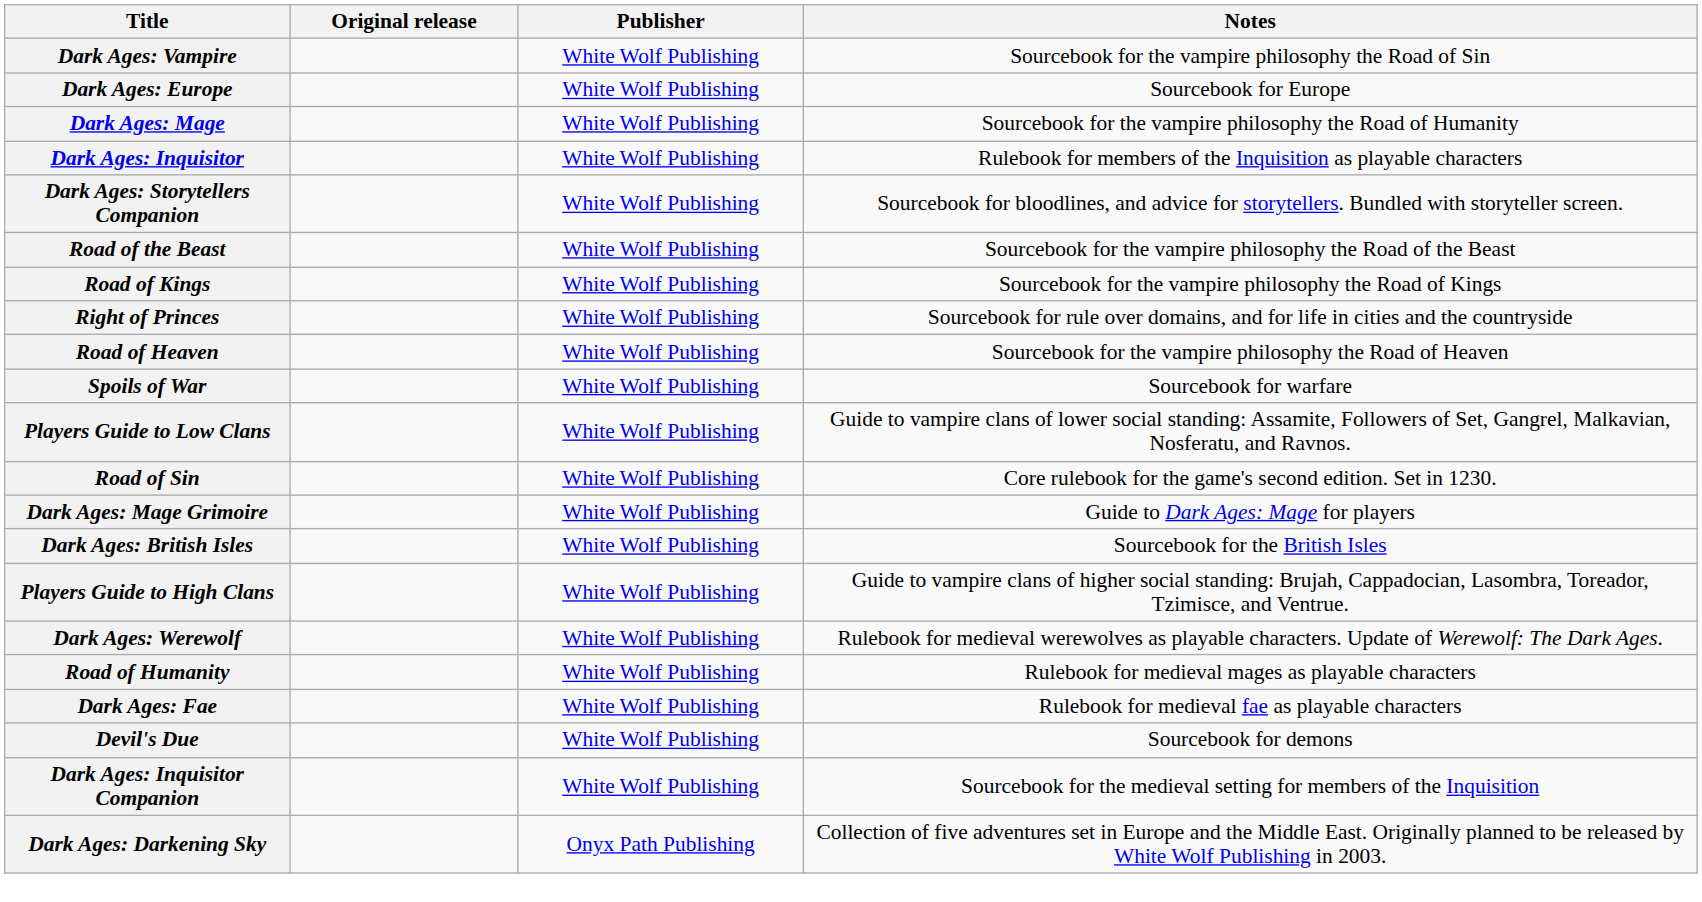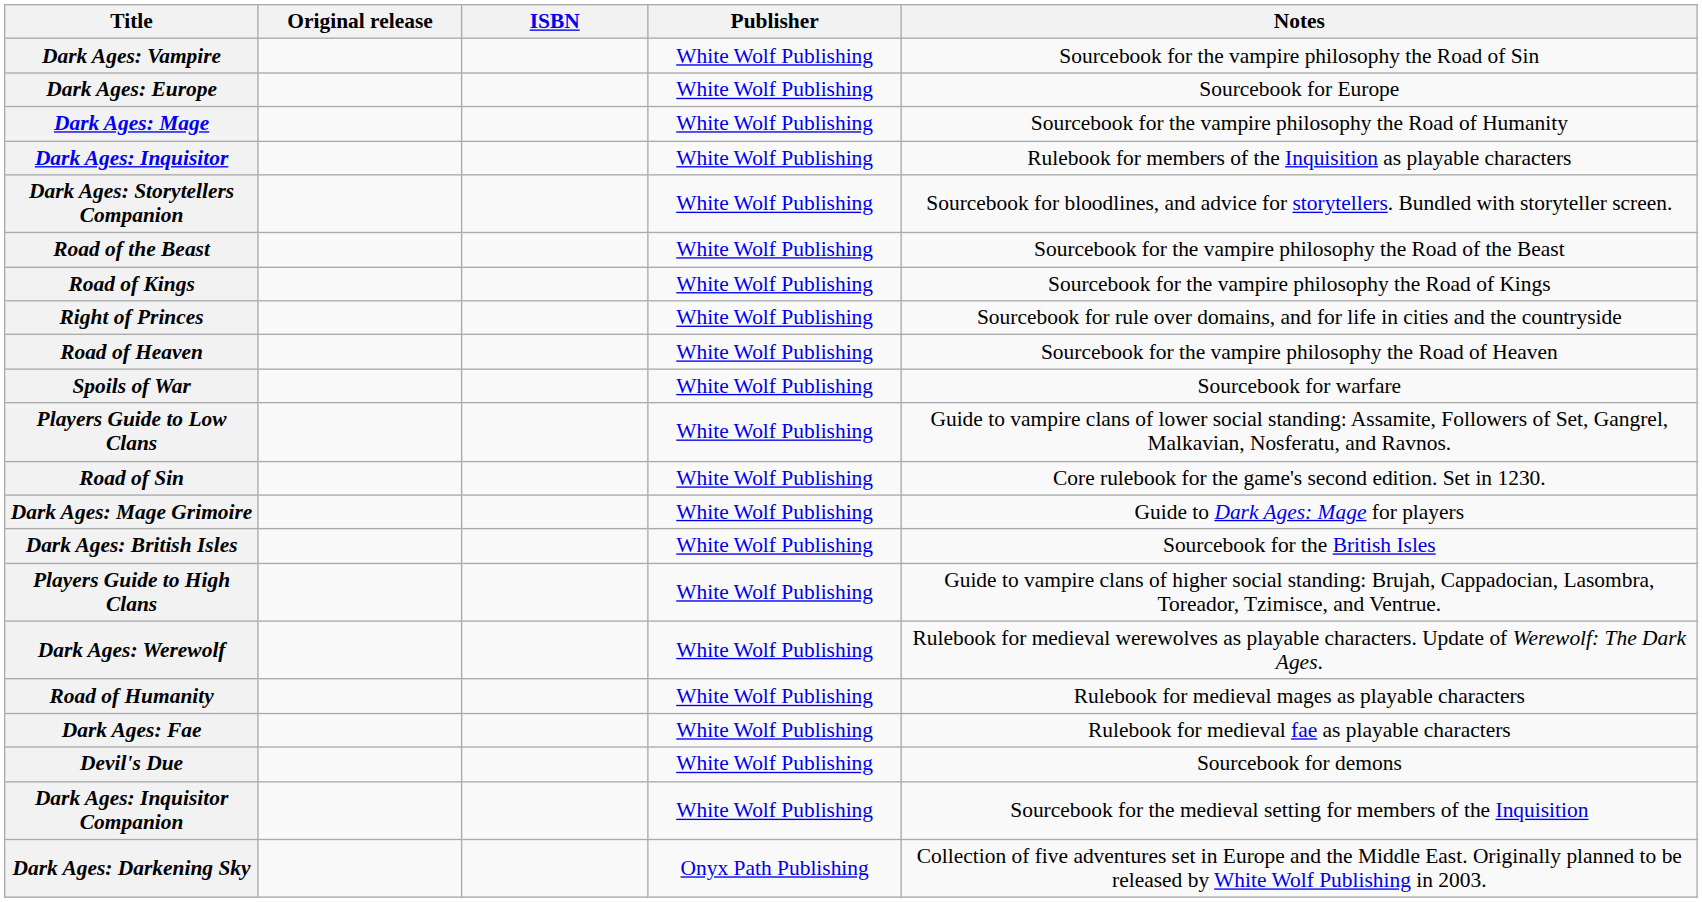+ column: (555, 21)
